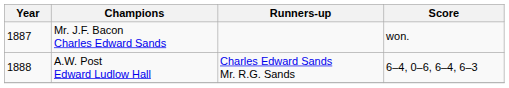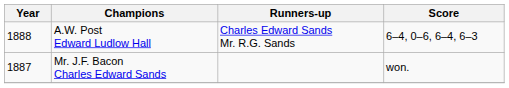rows swapped: (110, 36) <-> (102, 67)
